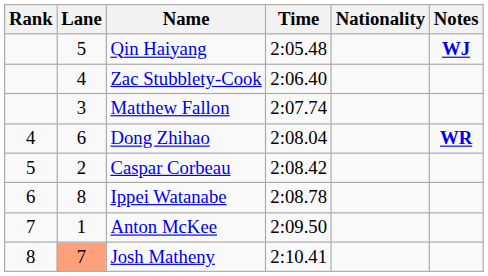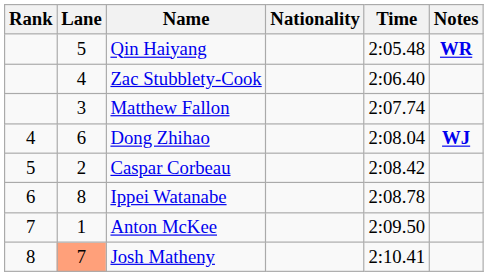columns swapped: (380, 19) <-> (299, 19)
(456, 49) WJ -> (456, 49) WR
(456, 138) WR -> (456, 138) WJ
